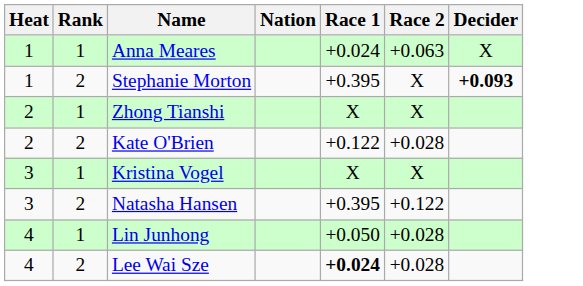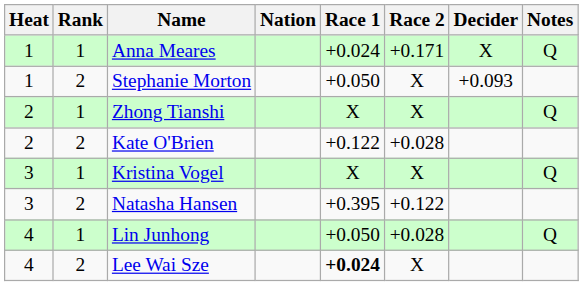+ column: (550, 19)
(417, 50) +0.063 -> (417, 50) +0.171
(353, 81) +0.395 -> (353, 81) +0.050
(486, 81) bold -> (486, 81) normal
(417, 265) +0.028 -> (417, 265) X
